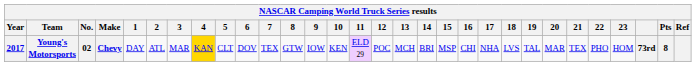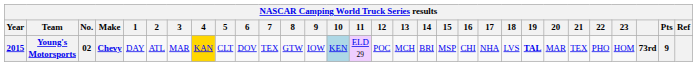(15, 48) 2017 -> (15, 48) 2015
(338, 48) no background -> (338, 48) lightblue background
(532, 48) normal -> (533, 48) bold
(666, 48) 8 -> (667, 48) 9
